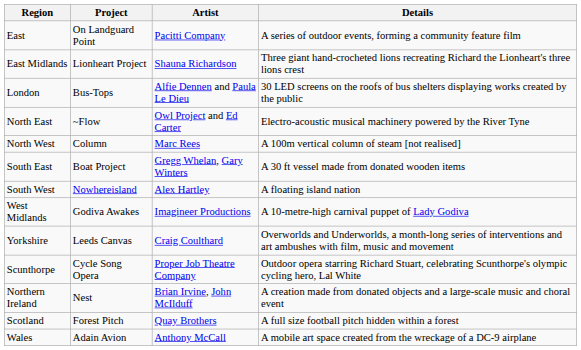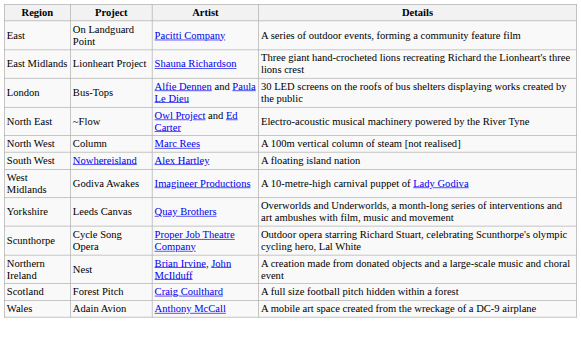- row: (29, 166)
(189, 240) Craig Coulthard -> (186, 212) Quay Brothers
(186, 320) Quay Brothers -> (189, 292) Craig Coulthard
